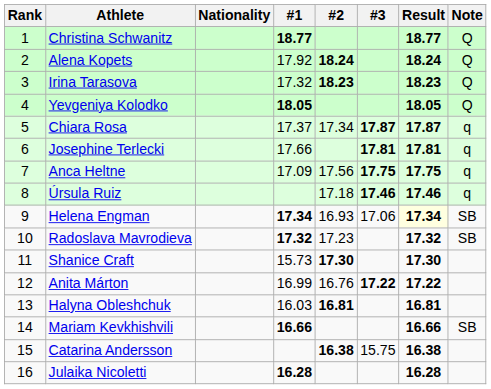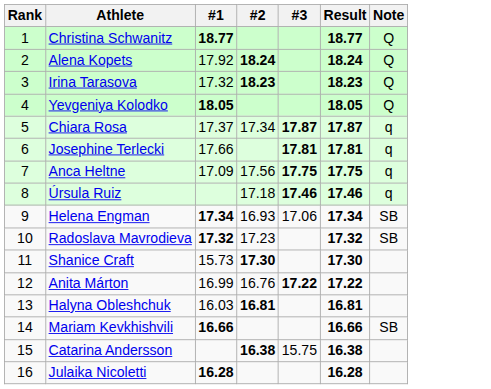- column: (234, 15)
(423, 216) lightyellow background -> (345, 216) no background
